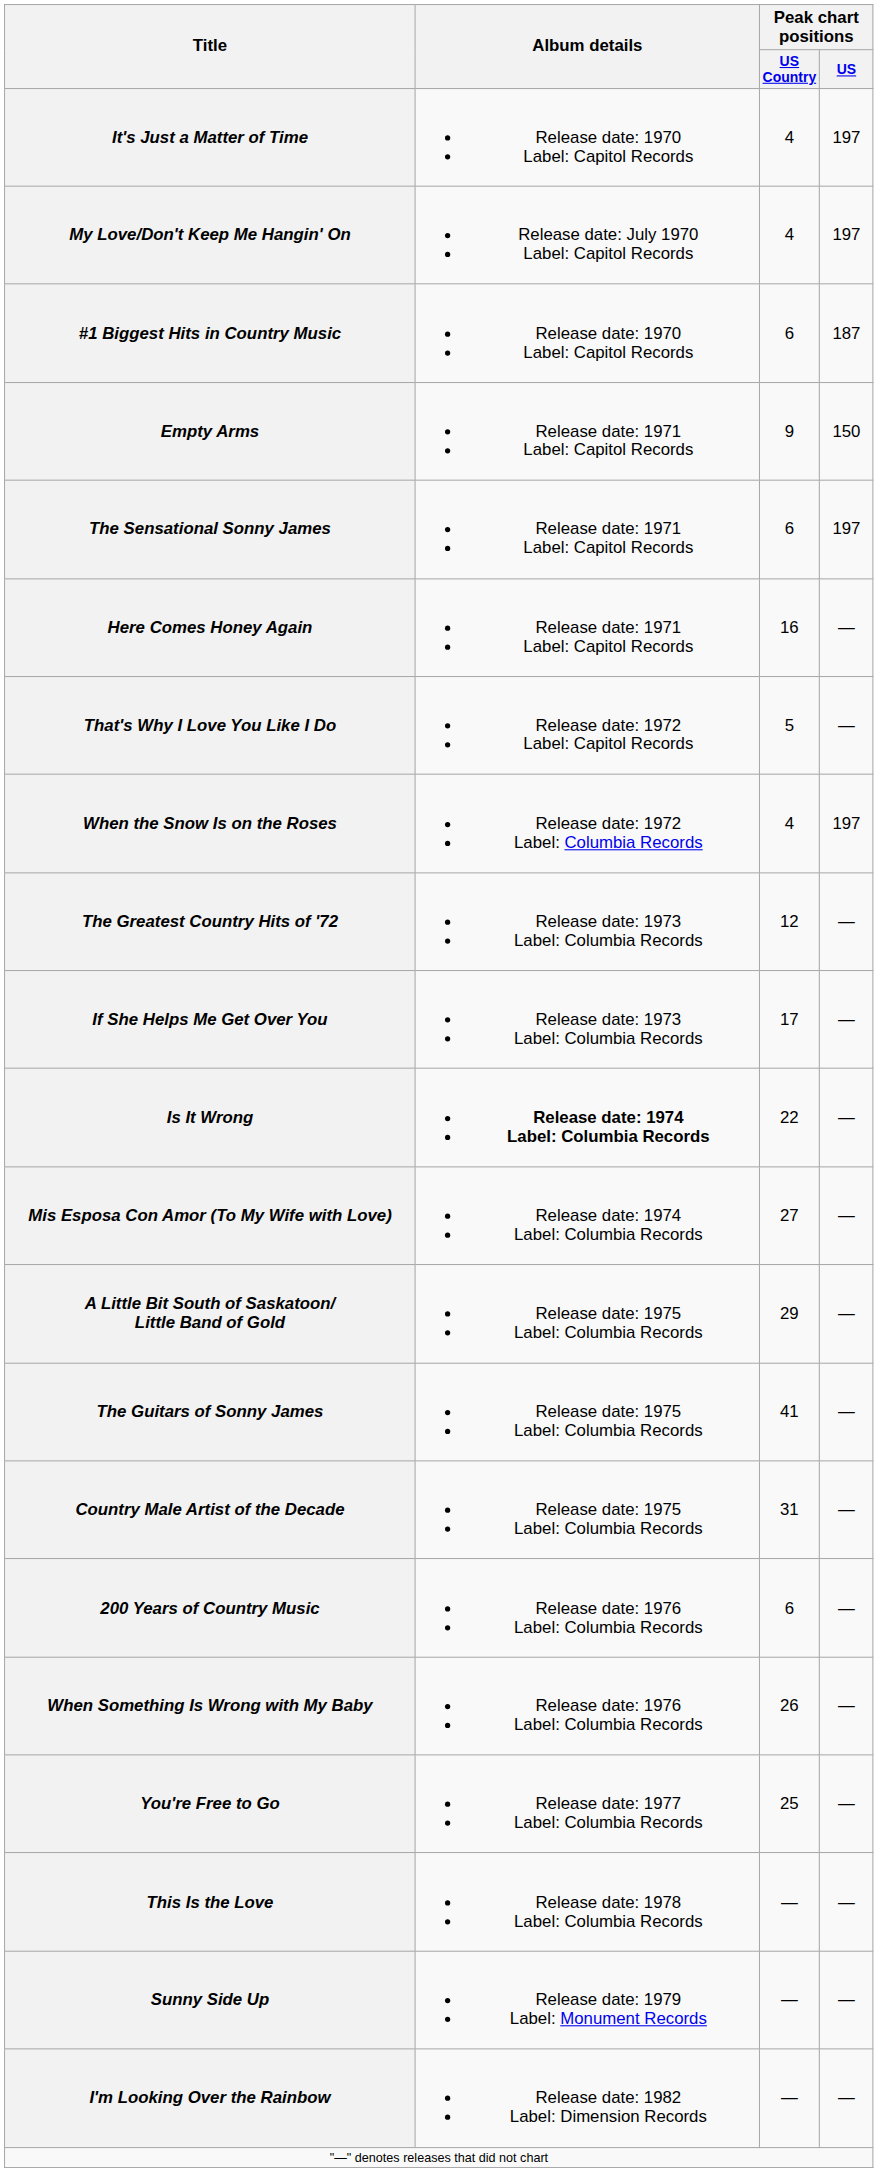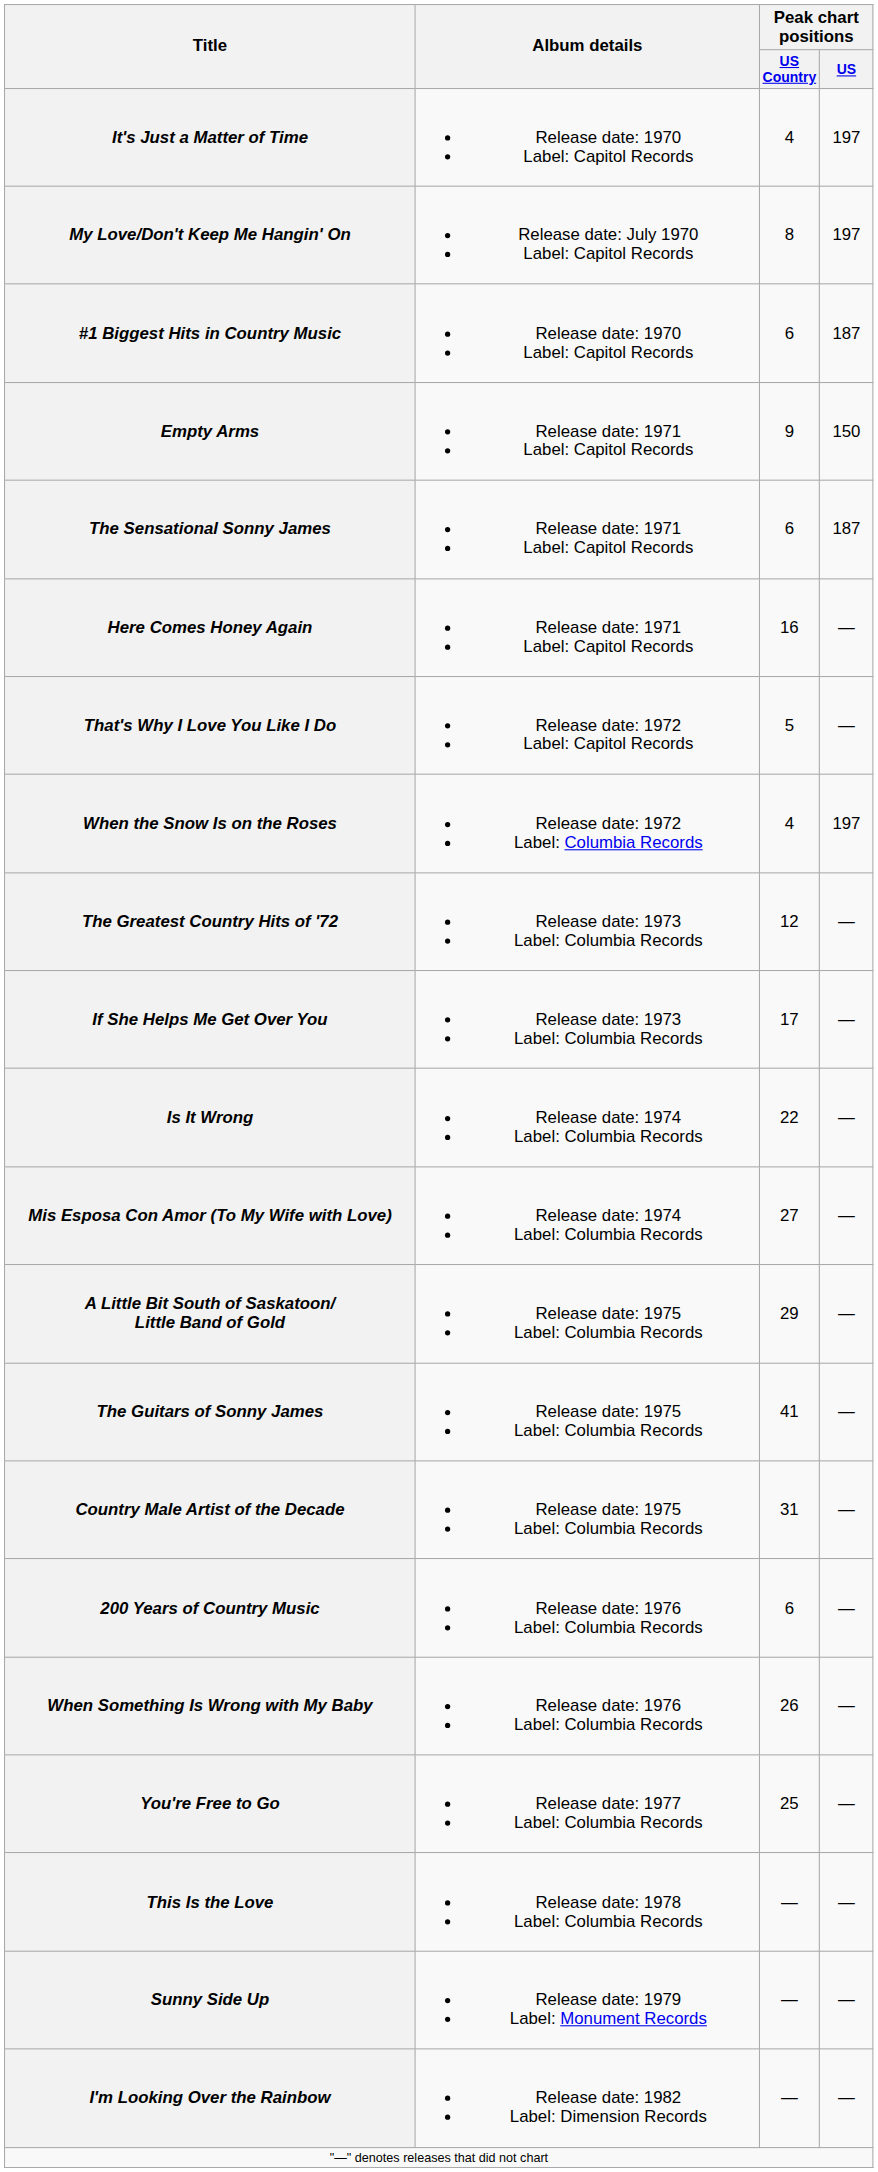(789, 235) 4 -> (789, 235) 8
(846, 529) 197 -> (846, 529) 187
(587, 1127) bold -> (587, 1127) normal
